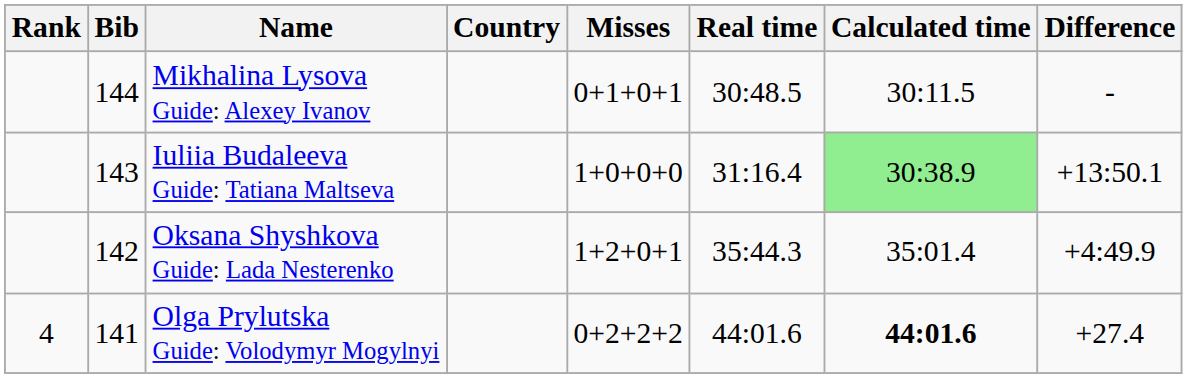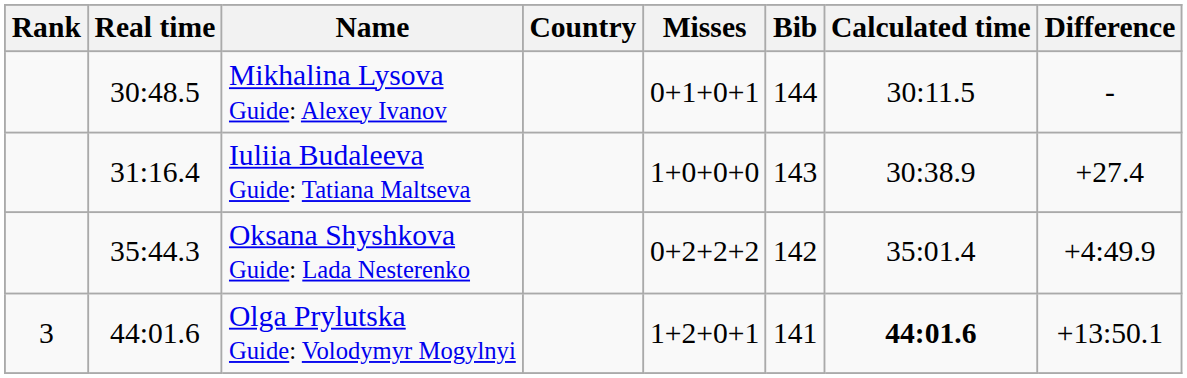columns swapped: (117, 27) <-> (757, 27)
(931, 171) lightgreen background -> (931, 171) no background
(1110, 171) +13:50.1 -> (1110, 171) +27.4
(628, 252) 1+2+0+1 -> (705, 252) 0+2+2+2
(46, 332) 4 -> (46, 332) 3
(628, 332) 0+2+2+2 -> (705, 332) 1+2+0+1
(1110, 332) +27.4 -> (1110, 332) +13:50.1
